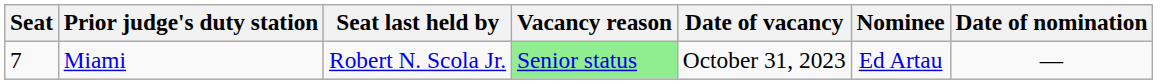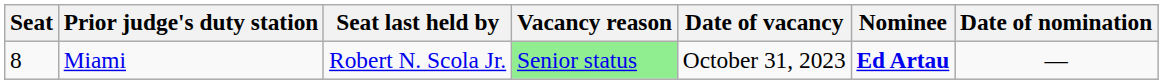(16, 60) 7 -> (16, 60) 8
(901, 60) normal -> (903, 60) bold
